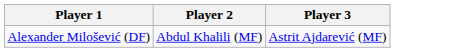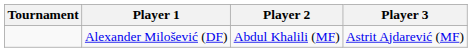+ column: (43, 15)
